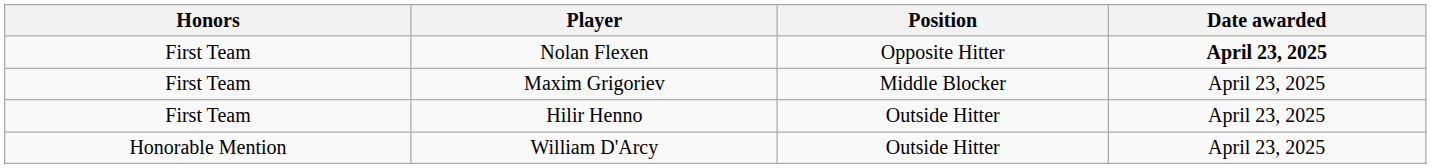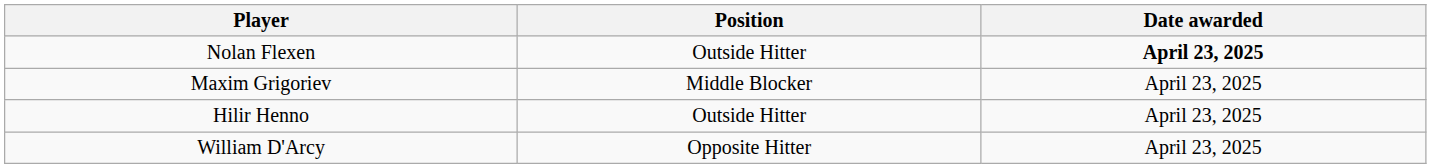- column: (208, 20)
(943, 52) Opposite Hitter -> (749, 52) Outside Hitter
(943, 147) Outside Hitter -> (749, 147) Opposite Hitter
